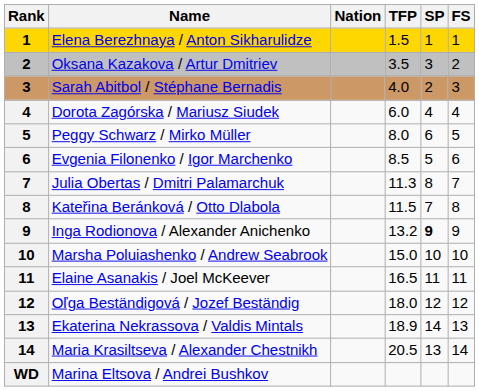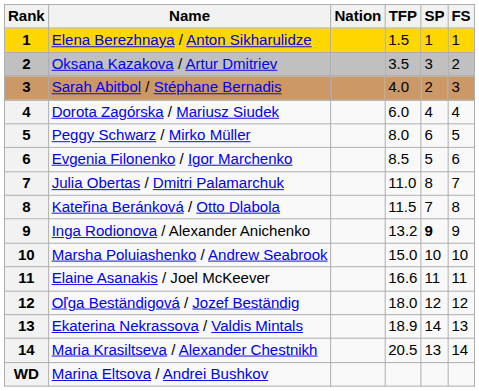(402, 183) 11.3 -> (402, 183) 11.0
(403, 278) 16.5 -> (403, 278) 16.6
